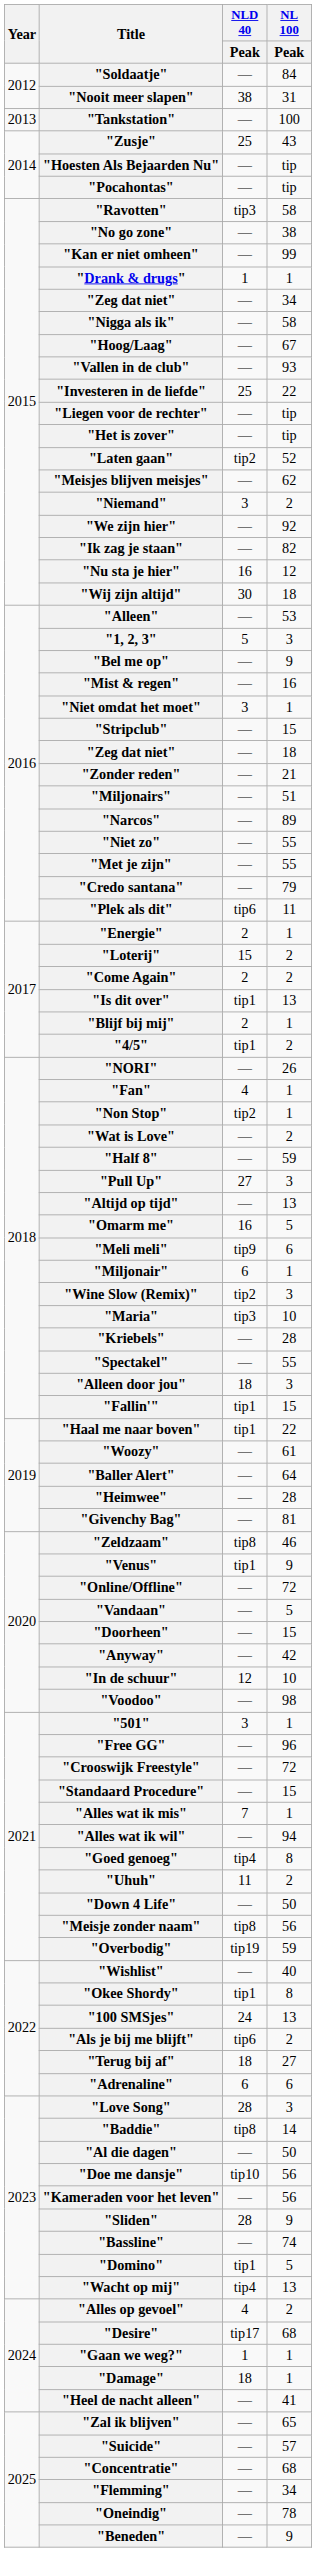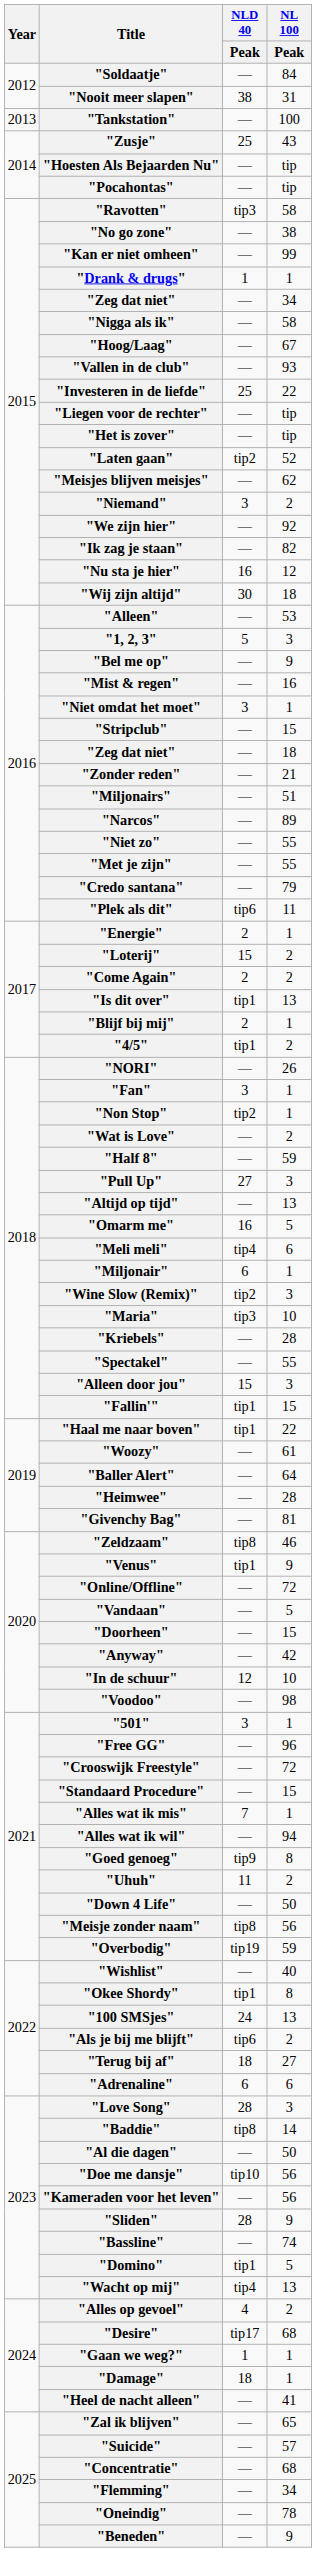(245, 1090) 4 -> (245, 1090) 3
(245, 1248) tip9 -> (245, 1248) tip4
(245, 1384) 18 -> (245, 1384) 15
(245, 1858) tip4 -> (245, 1858) tip9
